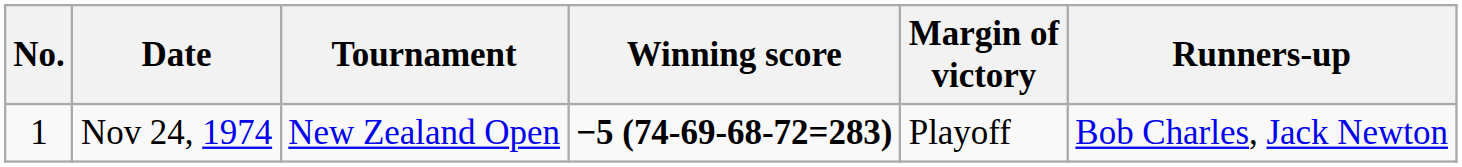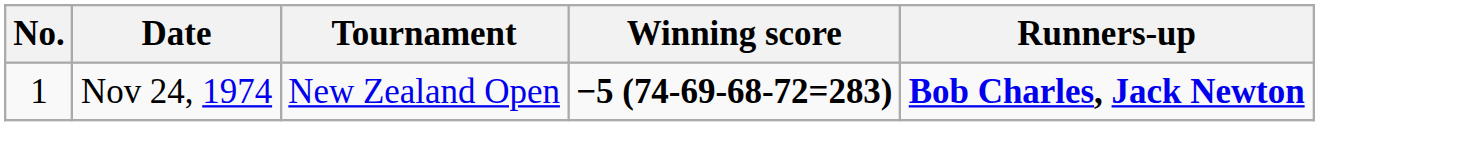- column: (984, 54)
(1262, 132) normal -> (1107, 91) bold
